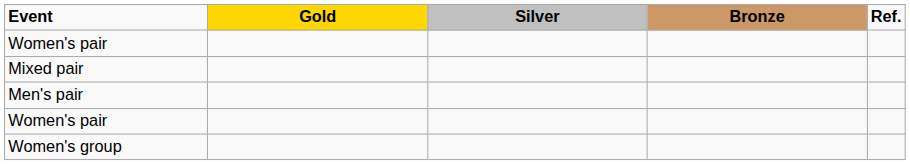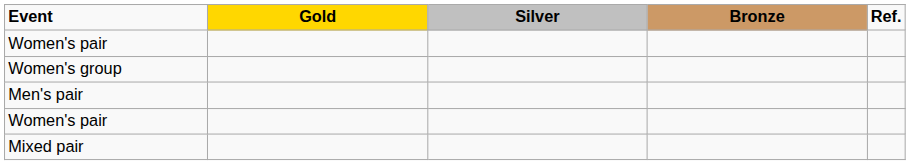rows swapped: (46, 69) <-> (65, 146)
